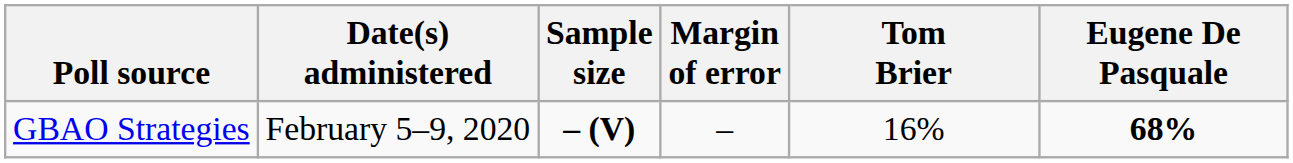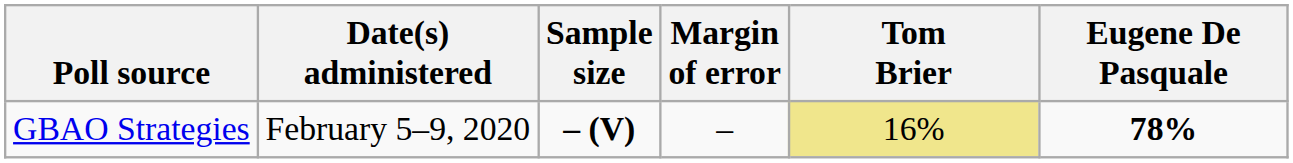(914, 128) no background -> (914, 128) khaki background
(1164, 128) 68% -> (1164, 128) 78%
